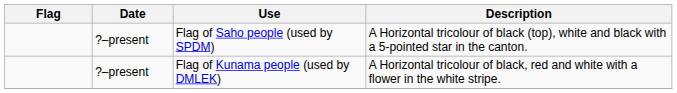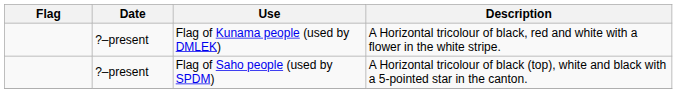rows swapped: (262, 72) <-> (254, 39)
